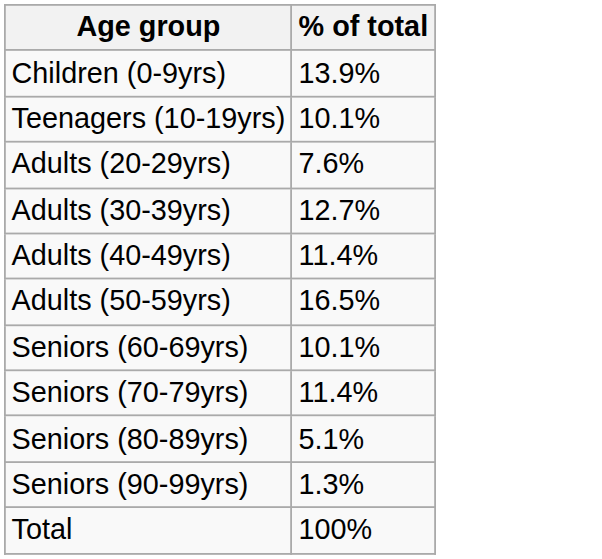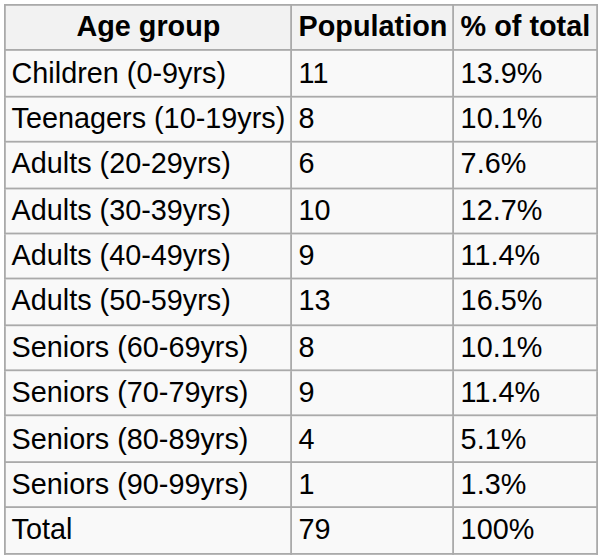+ column: (373, 27)
